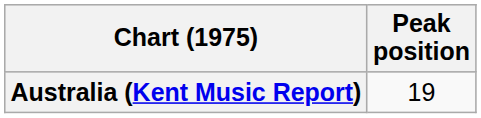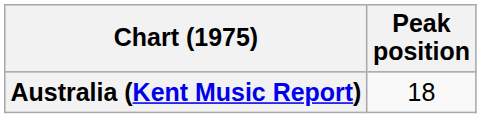(421, 91) 19 -> (421, 91) 18
